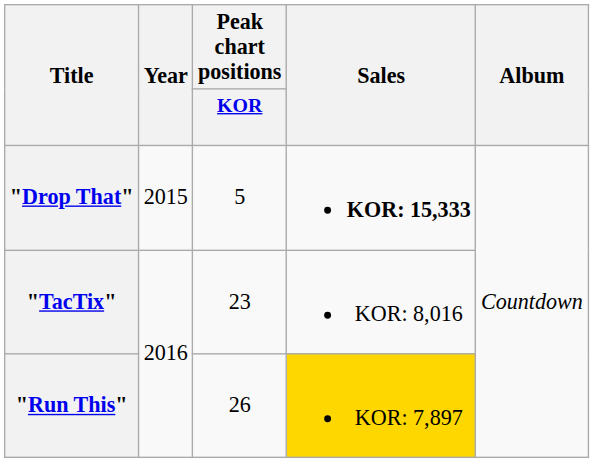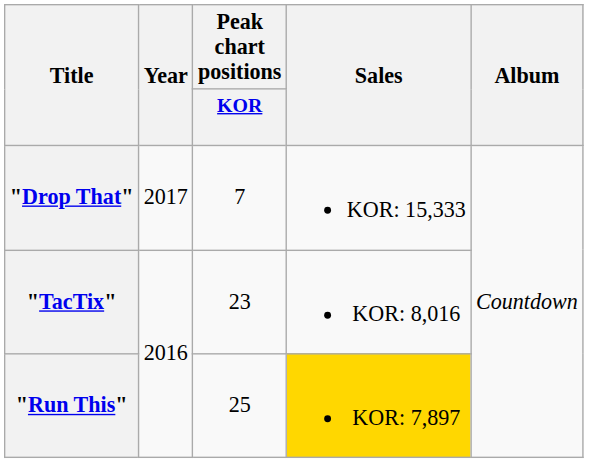(166, 197) 2015 -> (166, 197) 2017
(240, 197) 5 -> (240, 197) 7
(381, 210) bold -> (379, 210) normal
(240, 405) 26 -> (240, 405) 25
